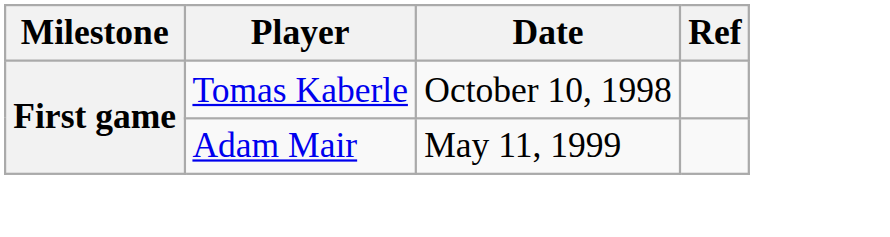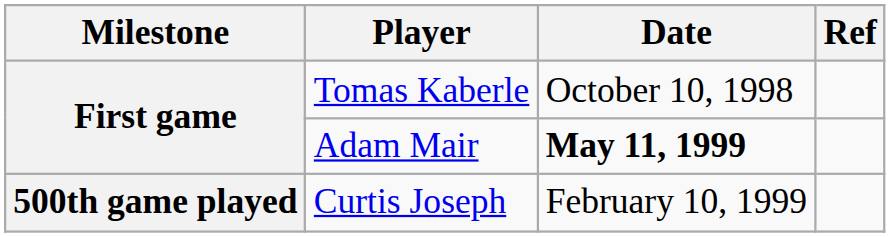(523, 145) normal -> (646, 145) bold
+ row: (410, 201)
